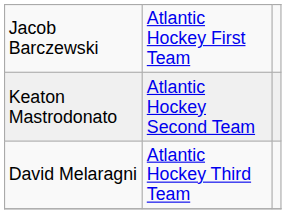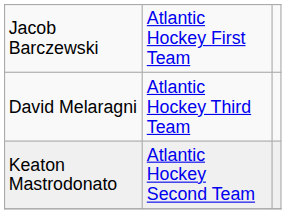rows swapped: (63, 106) <-> (73, 174)
